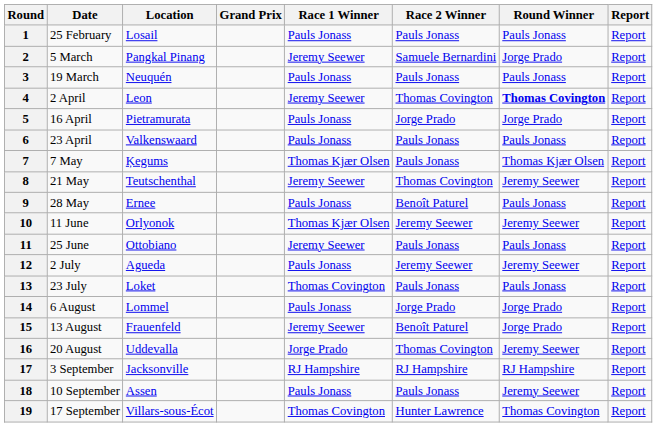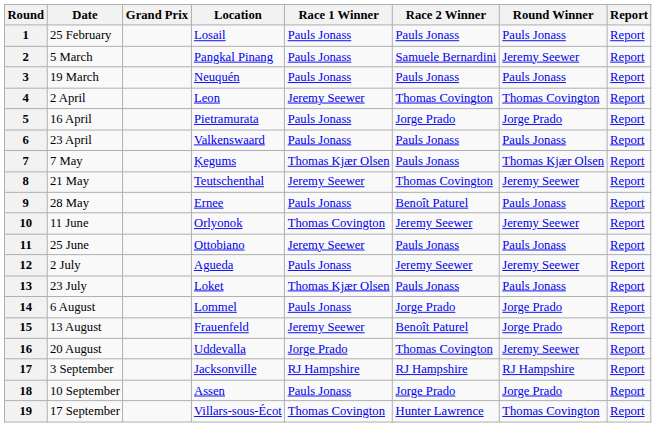columns swapped: (251, 14) <-> (170, 14)
(326, 56) Jeremy Seewer -> (319, 56) Pauls Jonass
(532, 56) Jorge Prado -> (541, 56) Jeremy Seewer
(554, 97) bold -> (551, 97) normal
(339, 223) Thomas Kjær Olsen -> (336, 223) Thomas Covington
(336, 285) Thomas Covington -> (339, 285) Thomas Kjær Olsen
(427, 390) Pauls Jonass -> (425, 390) Jorge Prado
(541, 390) Jeremy Seewer -> (532, 390) Jorge Prado
